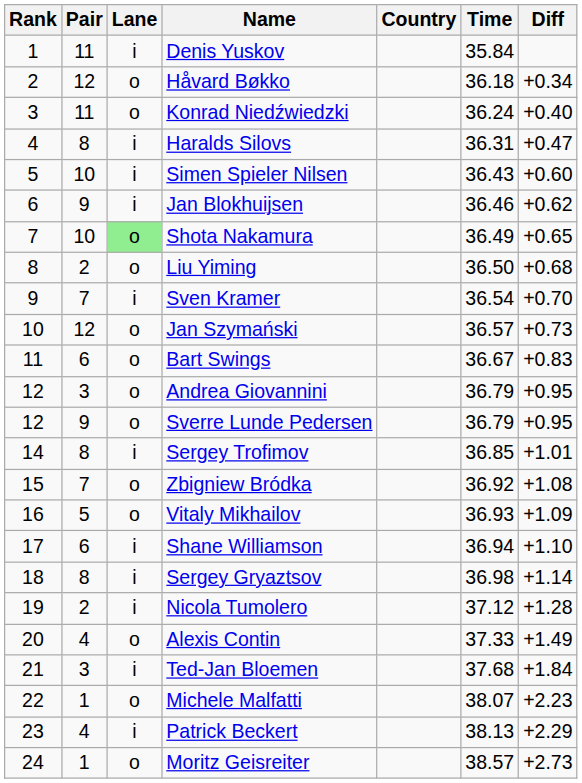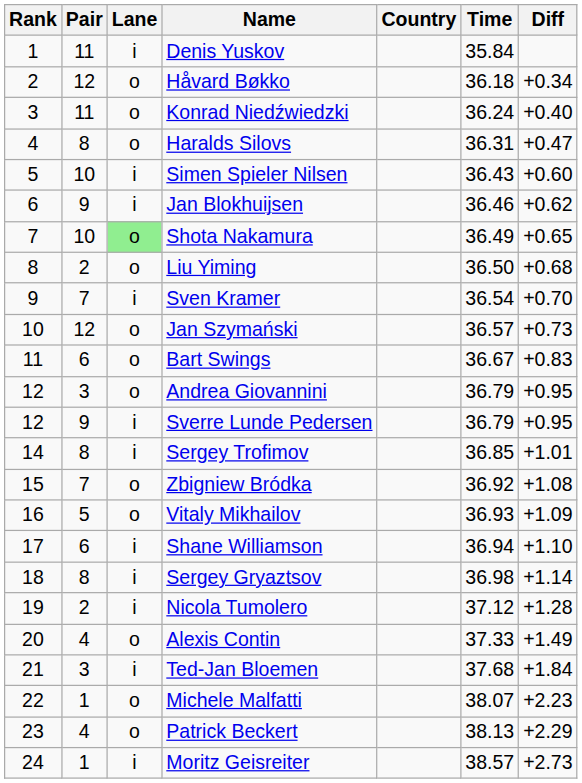(135, 143) i -> (135, 143) o
(135, 422) o -> (135, 422) i
(135, 732) i -> (135, 732) o
(135, 762) o -> (135, 762) i
